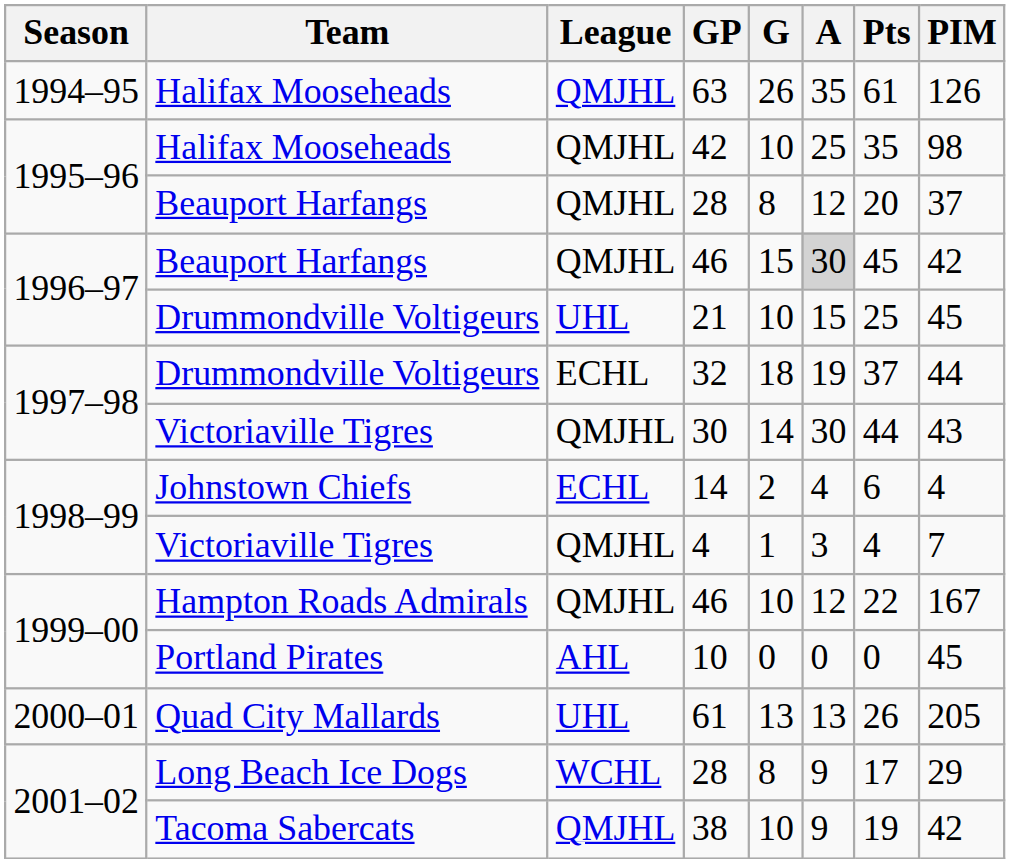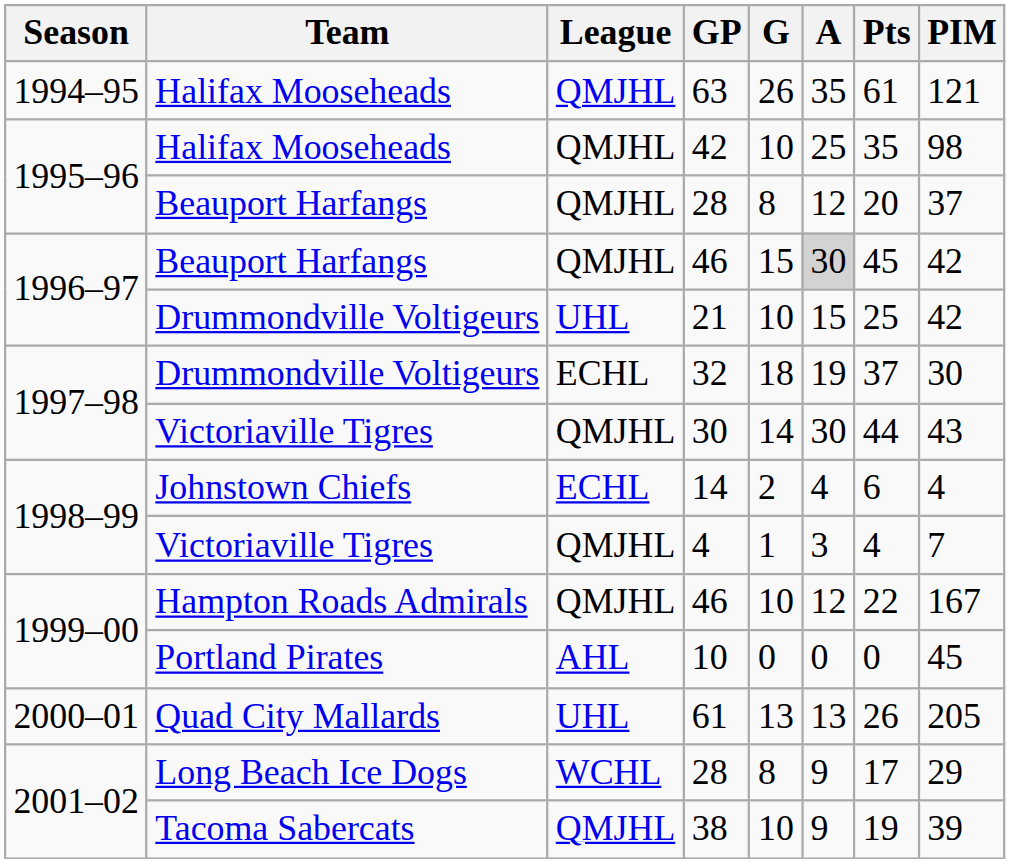(954, 89) 126 -> (954, 89) 121
(945, 317) 45 -> (945, 317) 42
(945, 373) 44 -> (945, 373) 30
(945, 828) 42 -> (945, 828) 39
